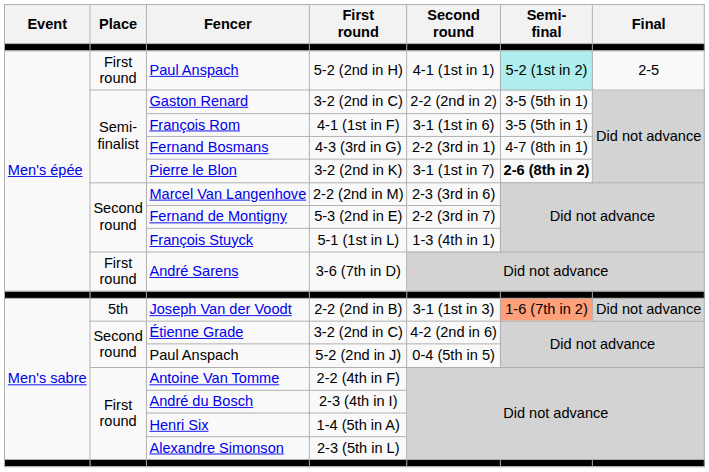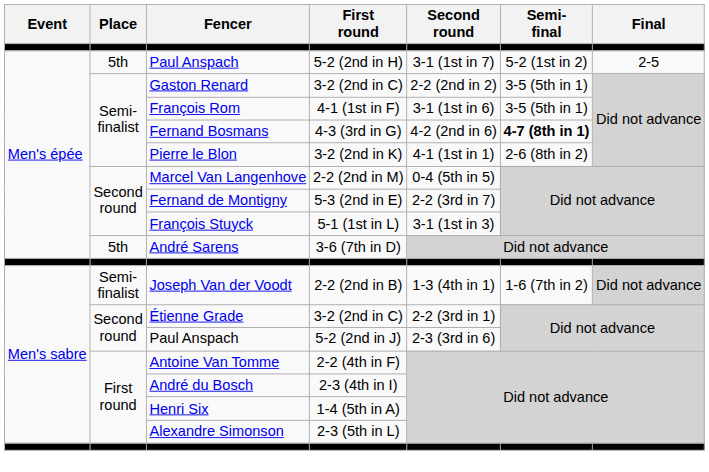(118, 70) First round -> (118, 62) 5th
(454, 70) 4-1 (1st in 1) -> (454, 62) 3-1 (1st in 7)
(546, 70) paleturquoise background -> (546, 62) no background
(454, 147) 2-2 (3rd in 1) -> (454, 131) 4-2 (2nd in 6)
(546, 147) normal -> (546, 131) bold
(454, 170) 3-1 (1st in 7) -> (454, 154) 4-1 (1st in 1)
(546, 170) bold -> (546, 154) normal
(454, 194) 2-3 (3rd in 6) -> (454, 177) 0-4 (5th in 5)
(454, 240) 1-3 (4th in 1) -> (454, 223) 3-1 (1st in 3)
(118, 271) First round -> (118, 246) 5th
(118, 309) 5th -> (118, 284) Semi- finalist
(454, 309) 3-1 (1st in 3) -> (454, 284) 1-3 (4th in 1)
(546, 309) lightsalmon background -> (546, 284) no background
(454, 332) 4-2 (2nd in 6) -> (454, 316) 2-2 (3rd in 1)
(454, 355) 0-4 (5th in 5) -> (454, 339) 2-3 (3rd in 6)
